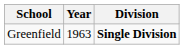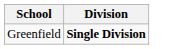- column: (79, 14)
